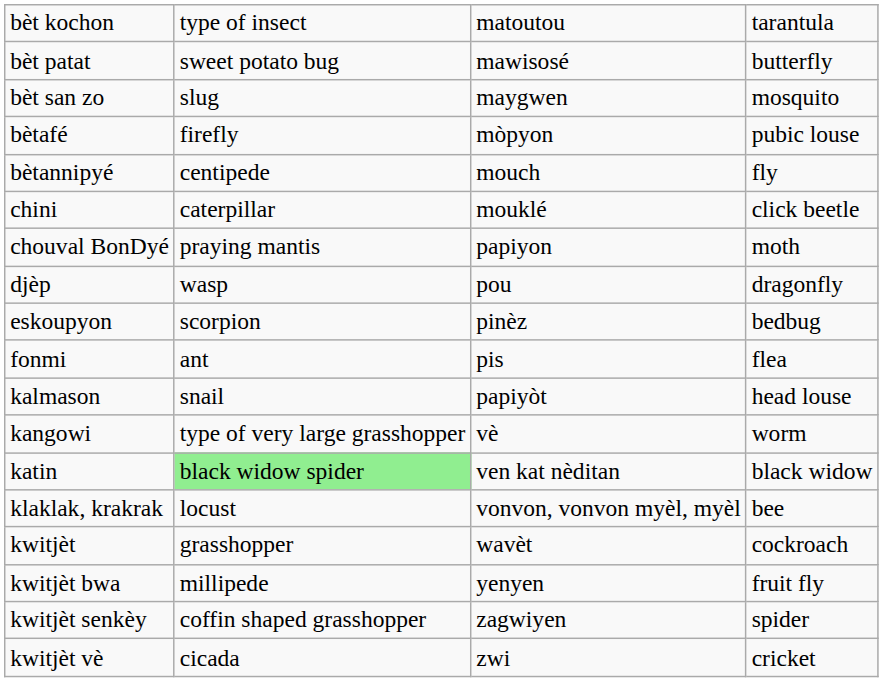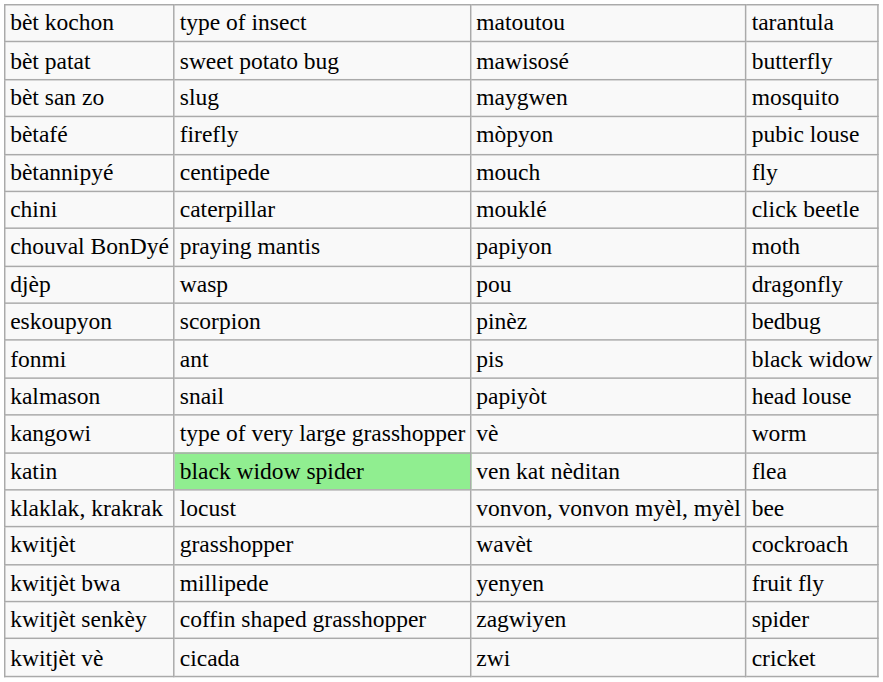(769, 358) flea -> (812, 358) black widow
(812, 470) black widow -> (769, 470) flea
